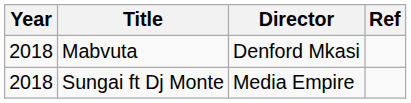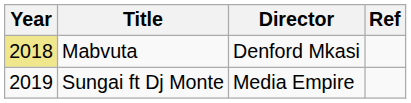(31, 51) no background -> (31, 51) khaki background
(31, 82) 2018 -> (31, 82) 2019
